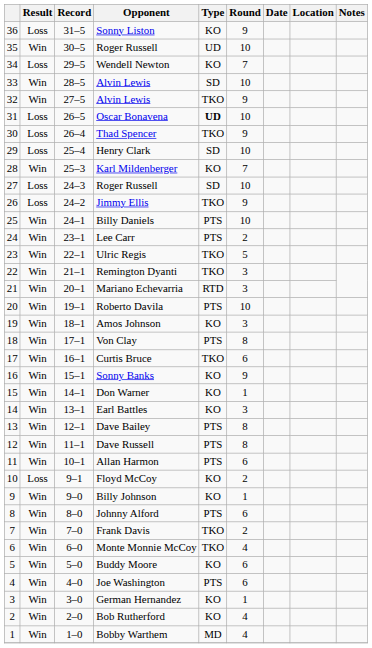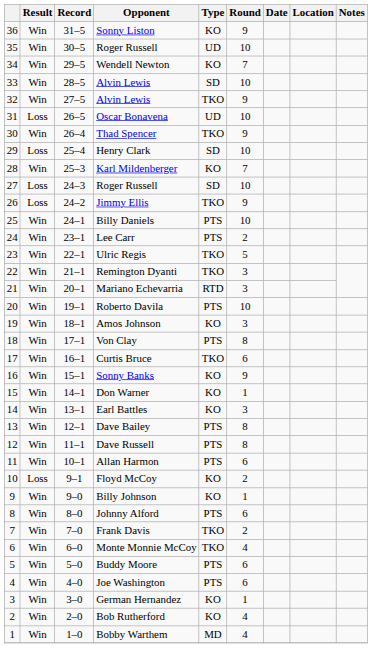(38, 30) Loss -> (38, 30) Win
(38, 64) Loss -> (38, 64) Win
(213, 116) bold -> (213, 116) normal
(38, 133) Loss -> (38, 133) Win
(213, 565) KO -> (213, 565) PTS
